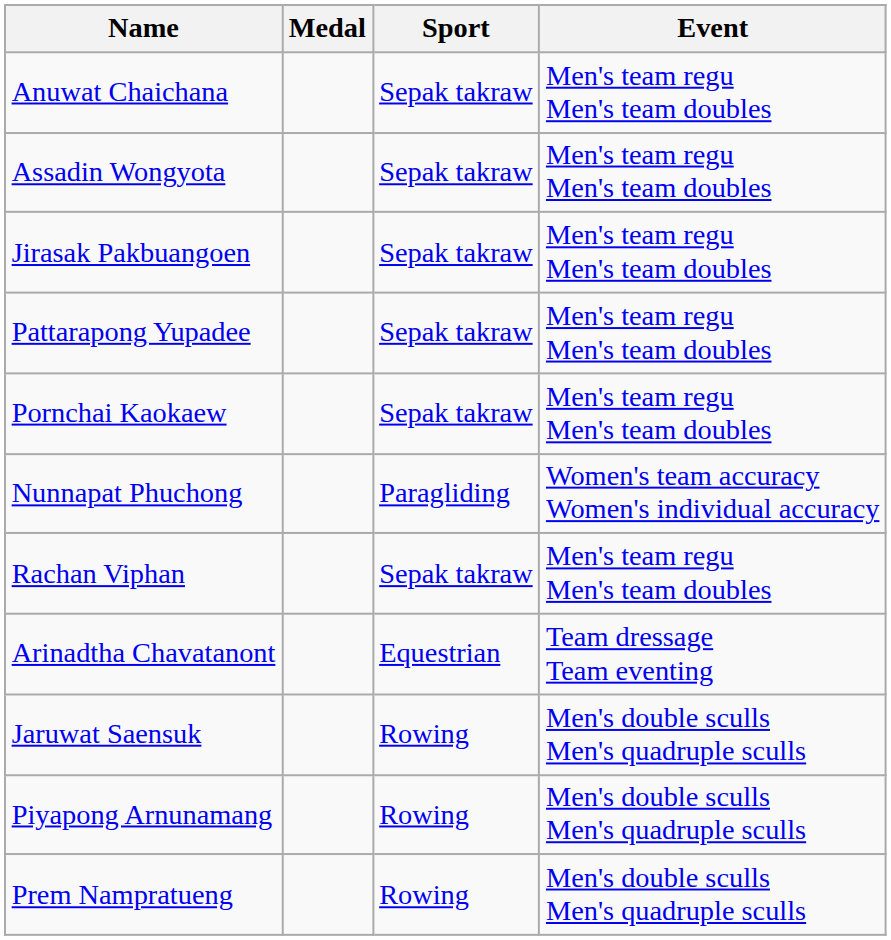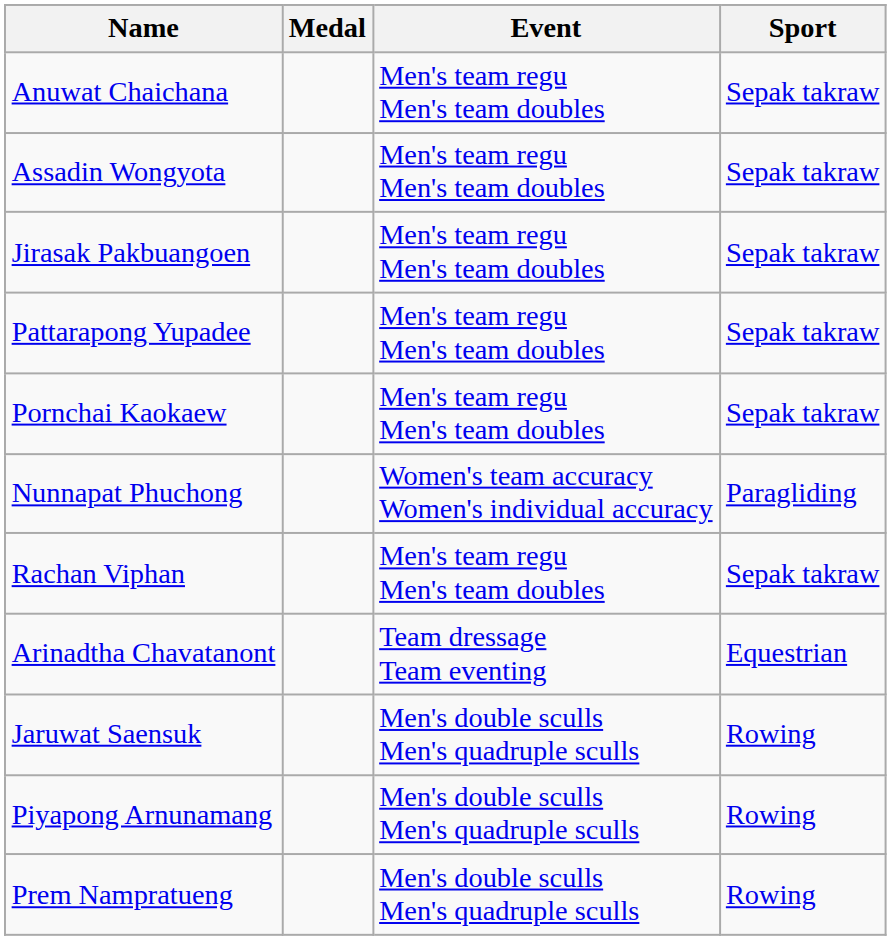columns swapped: (456, 28) <-> (713, 28)
